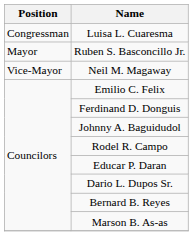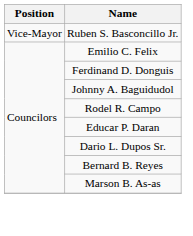- row: (130, 33)
(22, 51) Mayor -> (34, 33) Vice-Mayor
- row: (130, 70)
